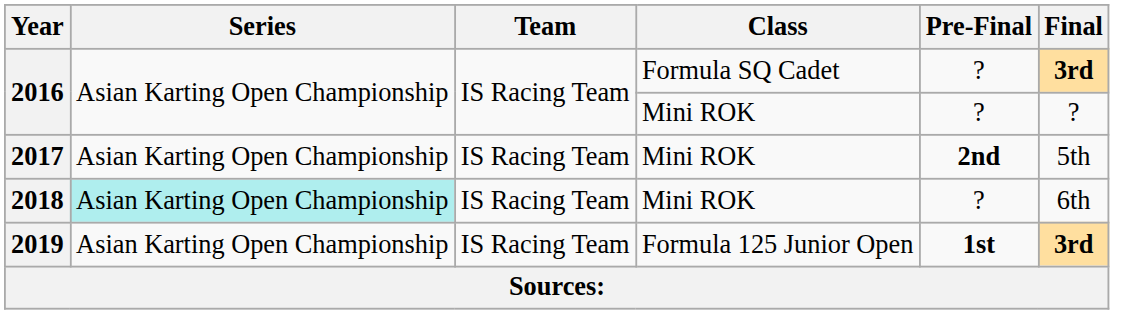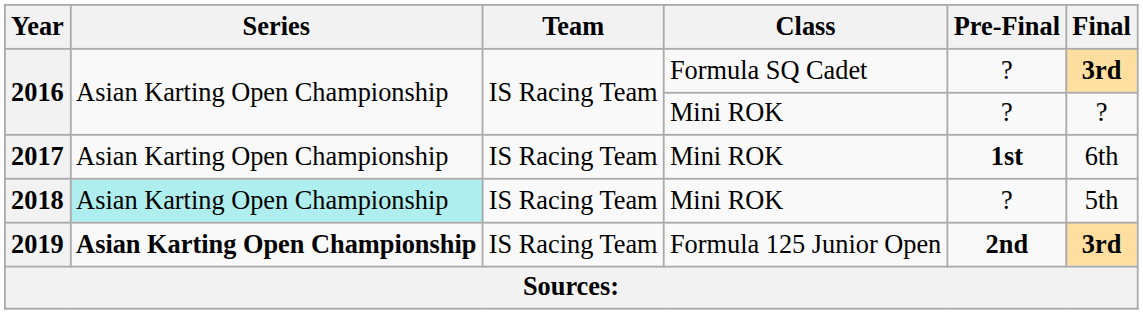(979, 157) 2nd -> (1007, 157) 1st
(1074, 157) 5th -> (1102, 157) 6th
(1074, 200) 6th -> (1102, 200) 5th
(262, 243) normal -> (276, 243) bold
(979, 243) 1st -> (1007, 243) 2nd
